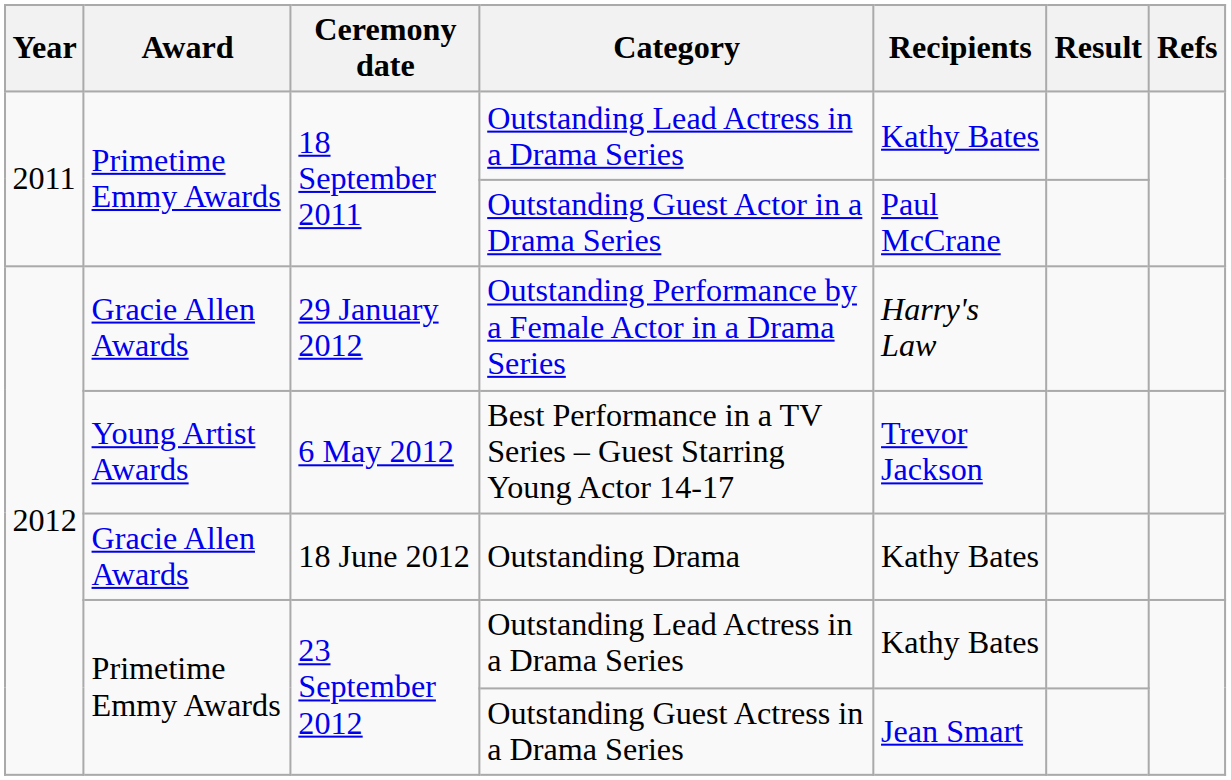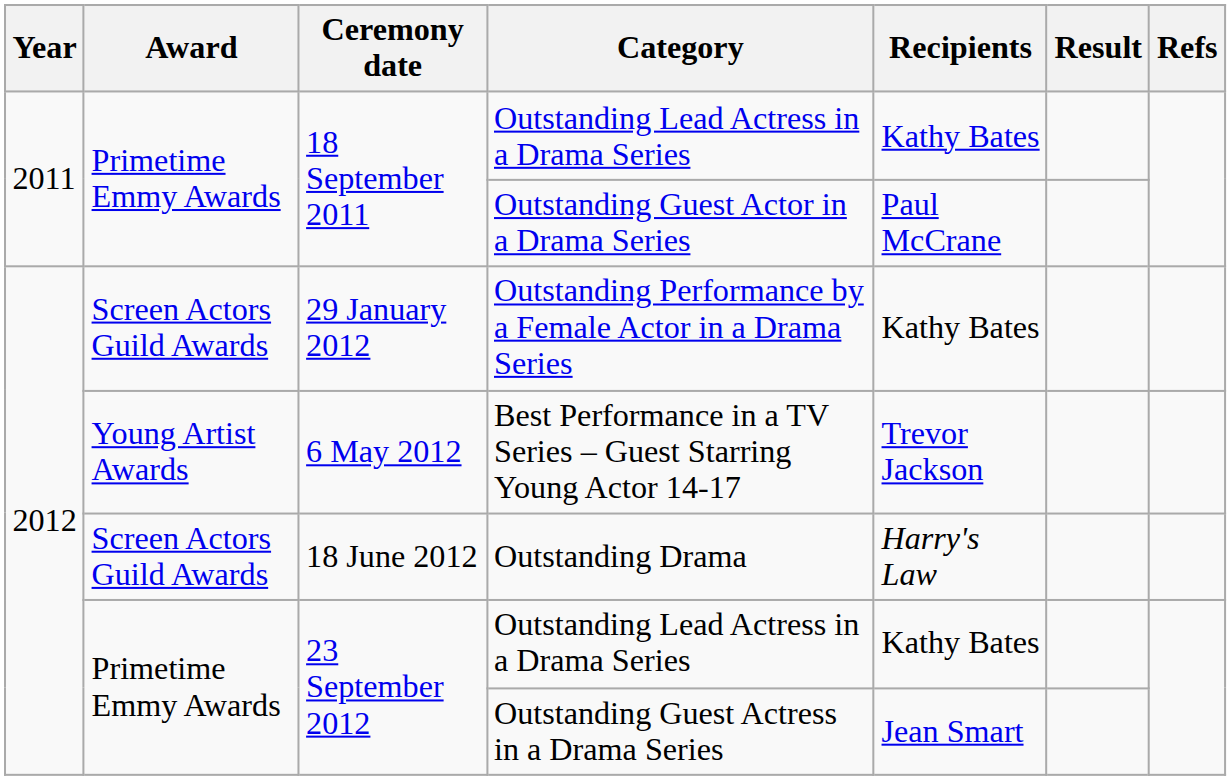(173, 327) Gracie Allen Awards -> (181, 327) Screen Actors Guild Awards
(930, 327) Harry's Law -> (961, 327) Kathy Bates
(173, 556) Gracie Allen Awards -> (181, 556) Screen Actors Guild Awards
(960, 556) Kathy Bates -> (931, 556) Harry's Law
